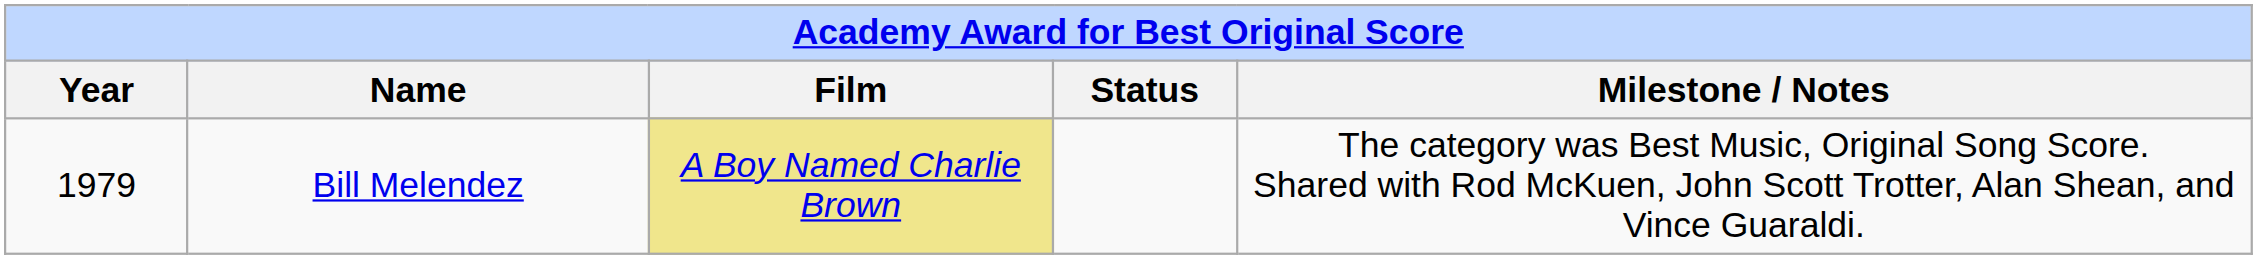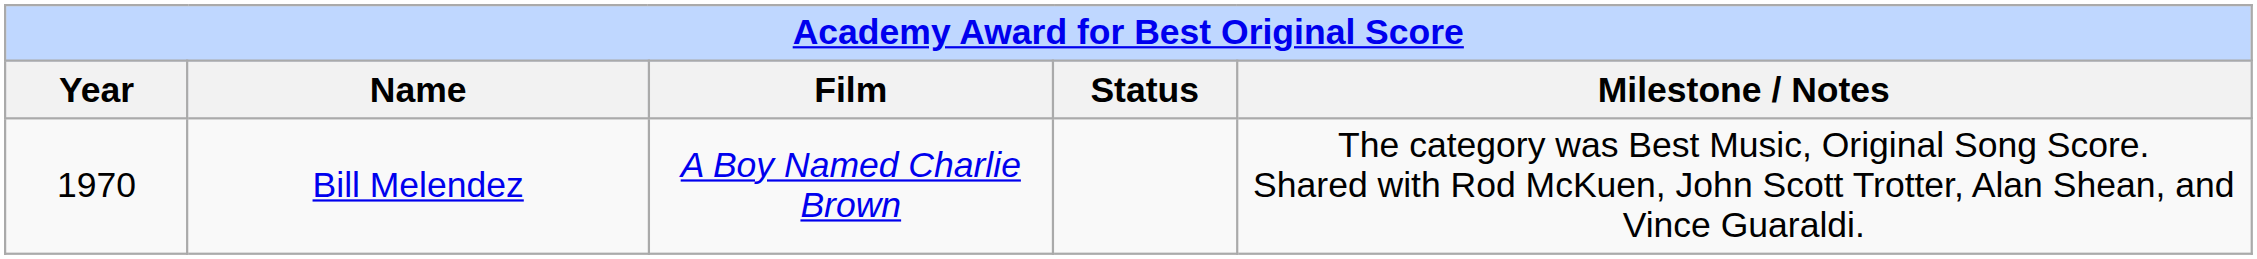(97, 185) 1979 -> (97, 185) 1970
(851, 185) khaki background -> (851, 185) no background
